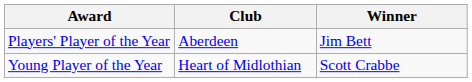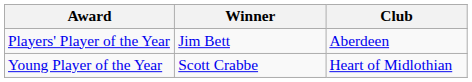columns swapped: (392, 16) <-> (245, 16)
